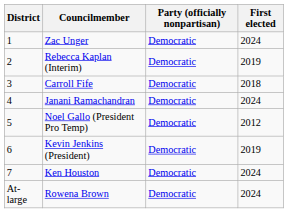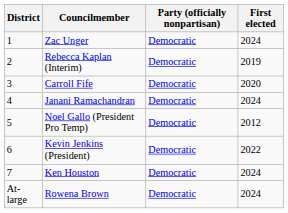(251, 84) 2018 -> (251, 84) 2020
(251, 150) 2019 -> (251, 150) 2022
